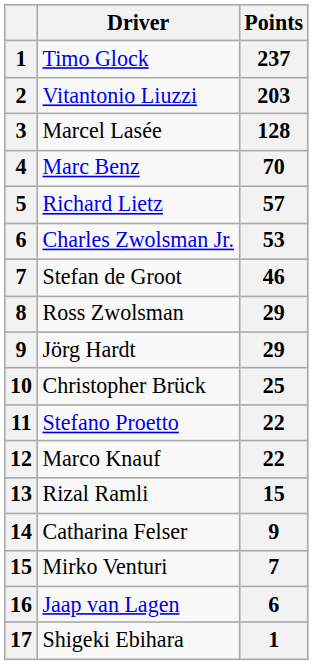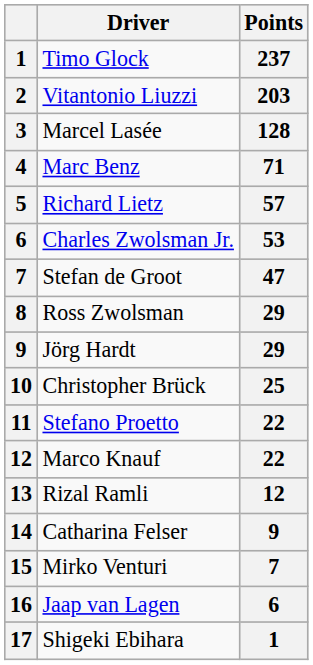(274, 167) 70 -> (274, 167) 71
(274, 276) 46 -> (274, 276) 47
(274, 494) 15 -> (274, 494) 12
